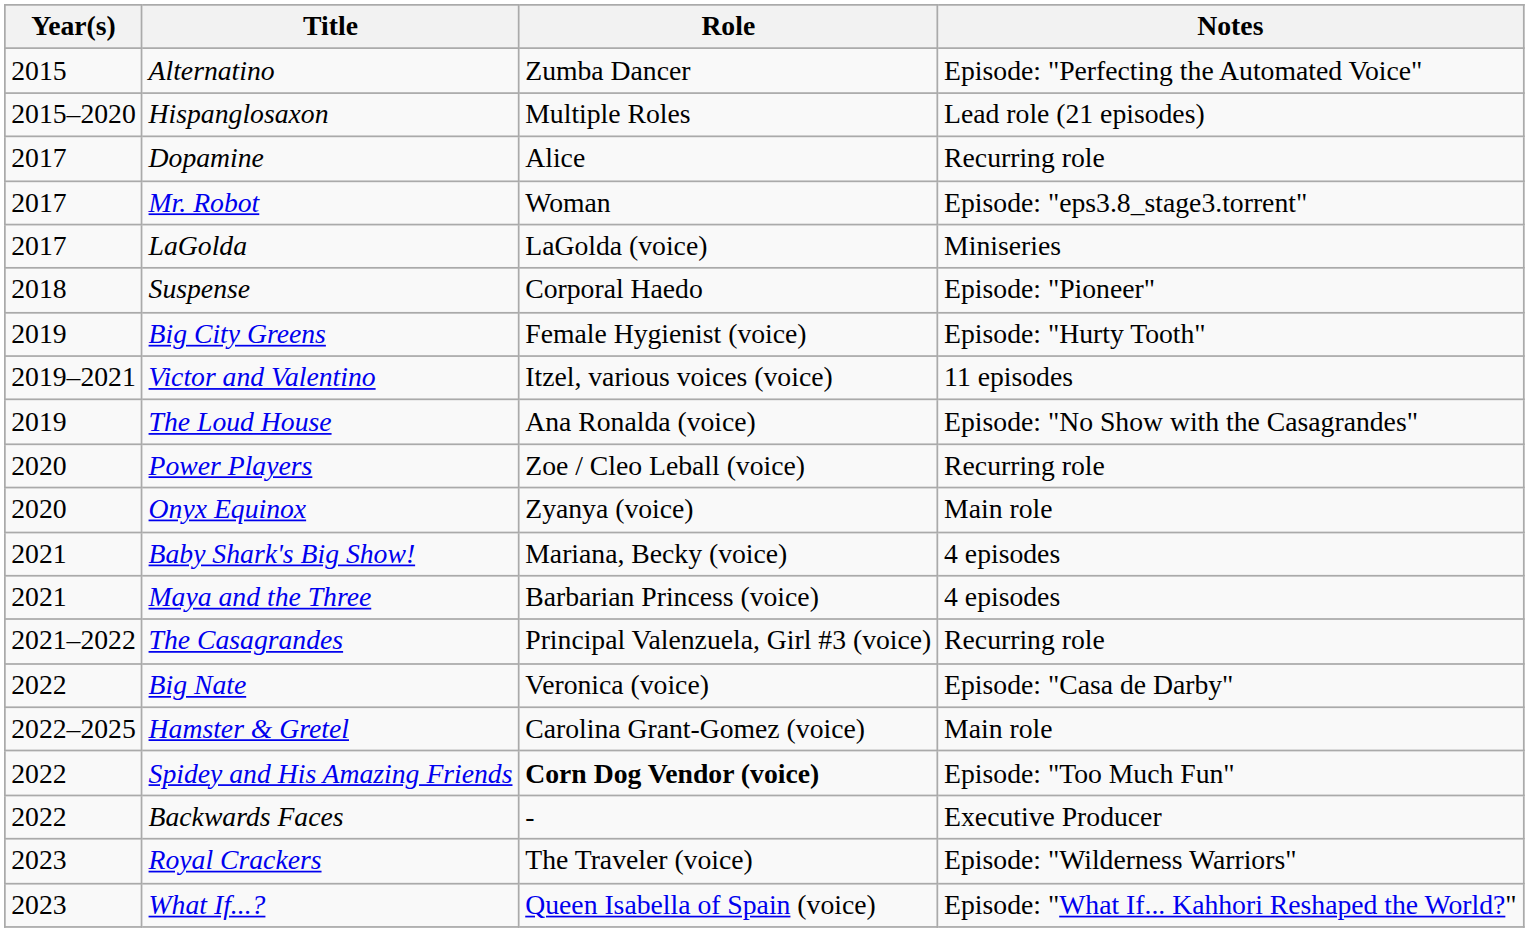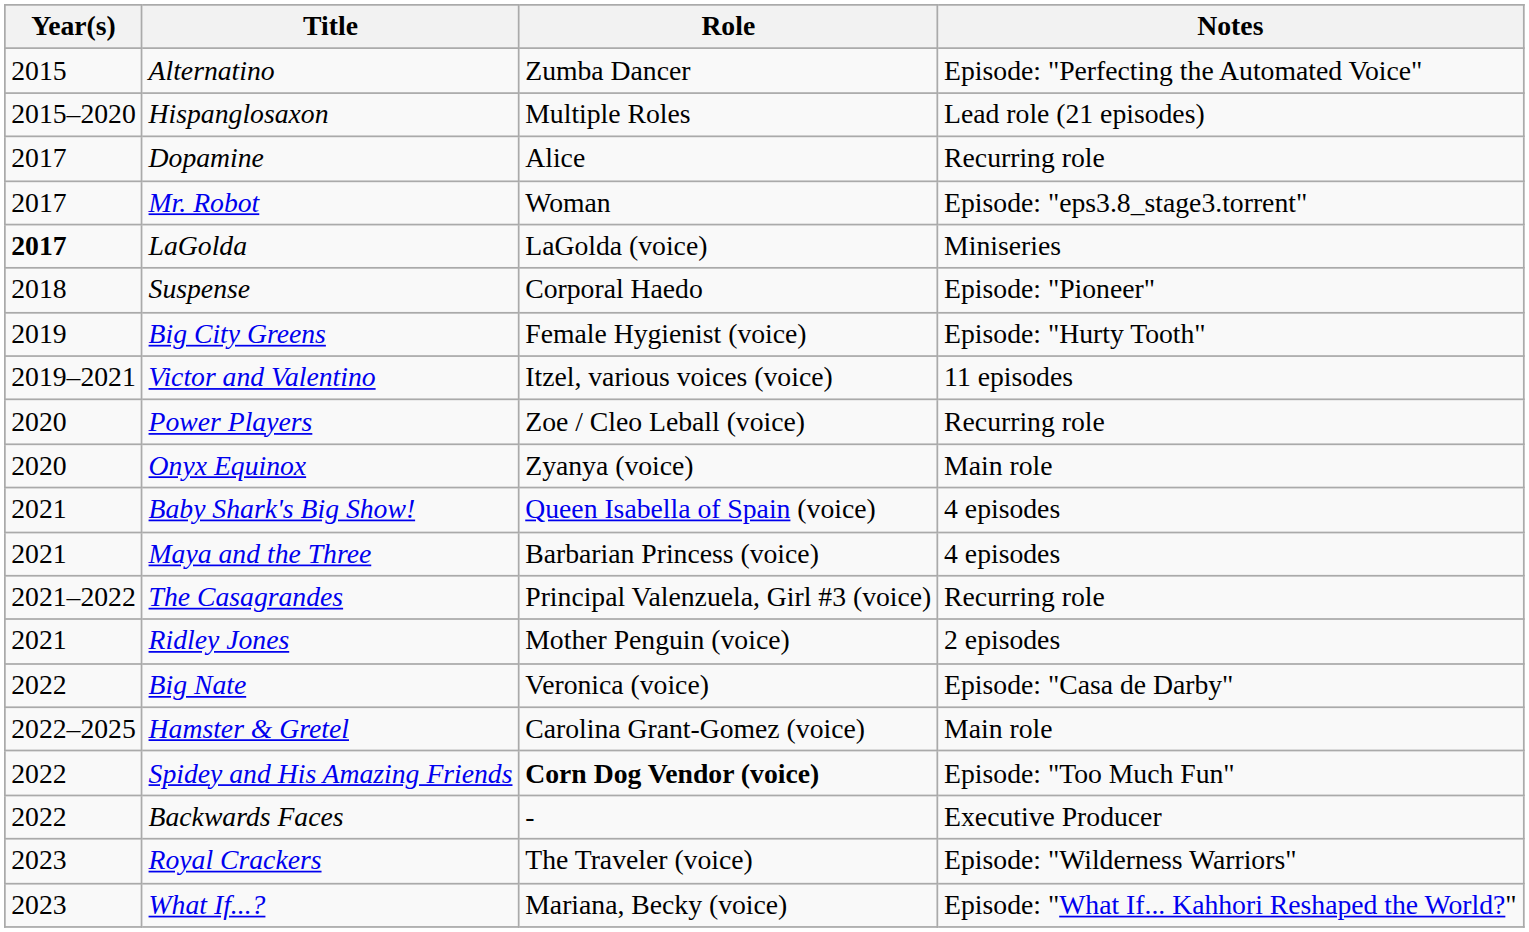(39, 245) normal -> (39, 245) bold
- row: (240, 421)
(656, 553) Mariana, Becky (voice) -> (700, 509) Queen Isabella of Spain (voice)
+ row: (219, 641)
(700, 904) Queen Isabella of Spain (voice) -> (656, 904) Mariana, Becky (voice)
